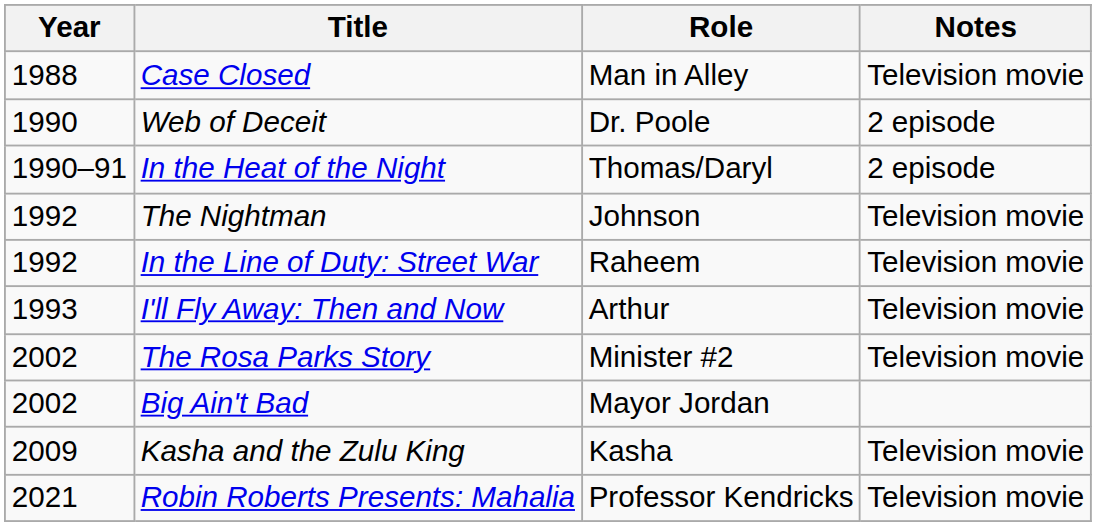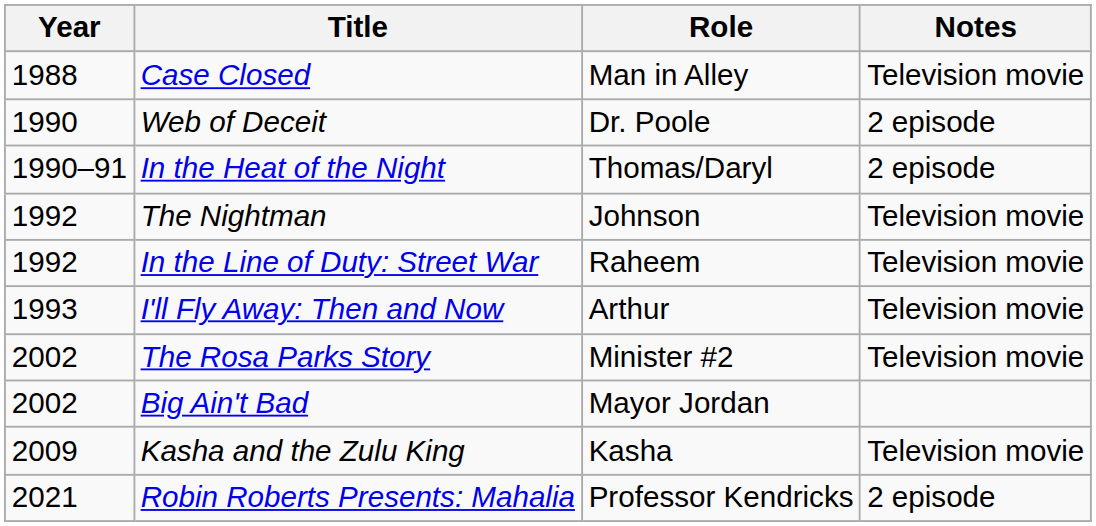(976, 497) Television movie -> (931, 497) 2 episode
